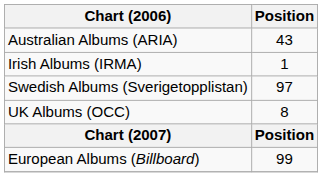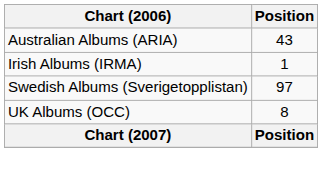- row: (104, 159)
